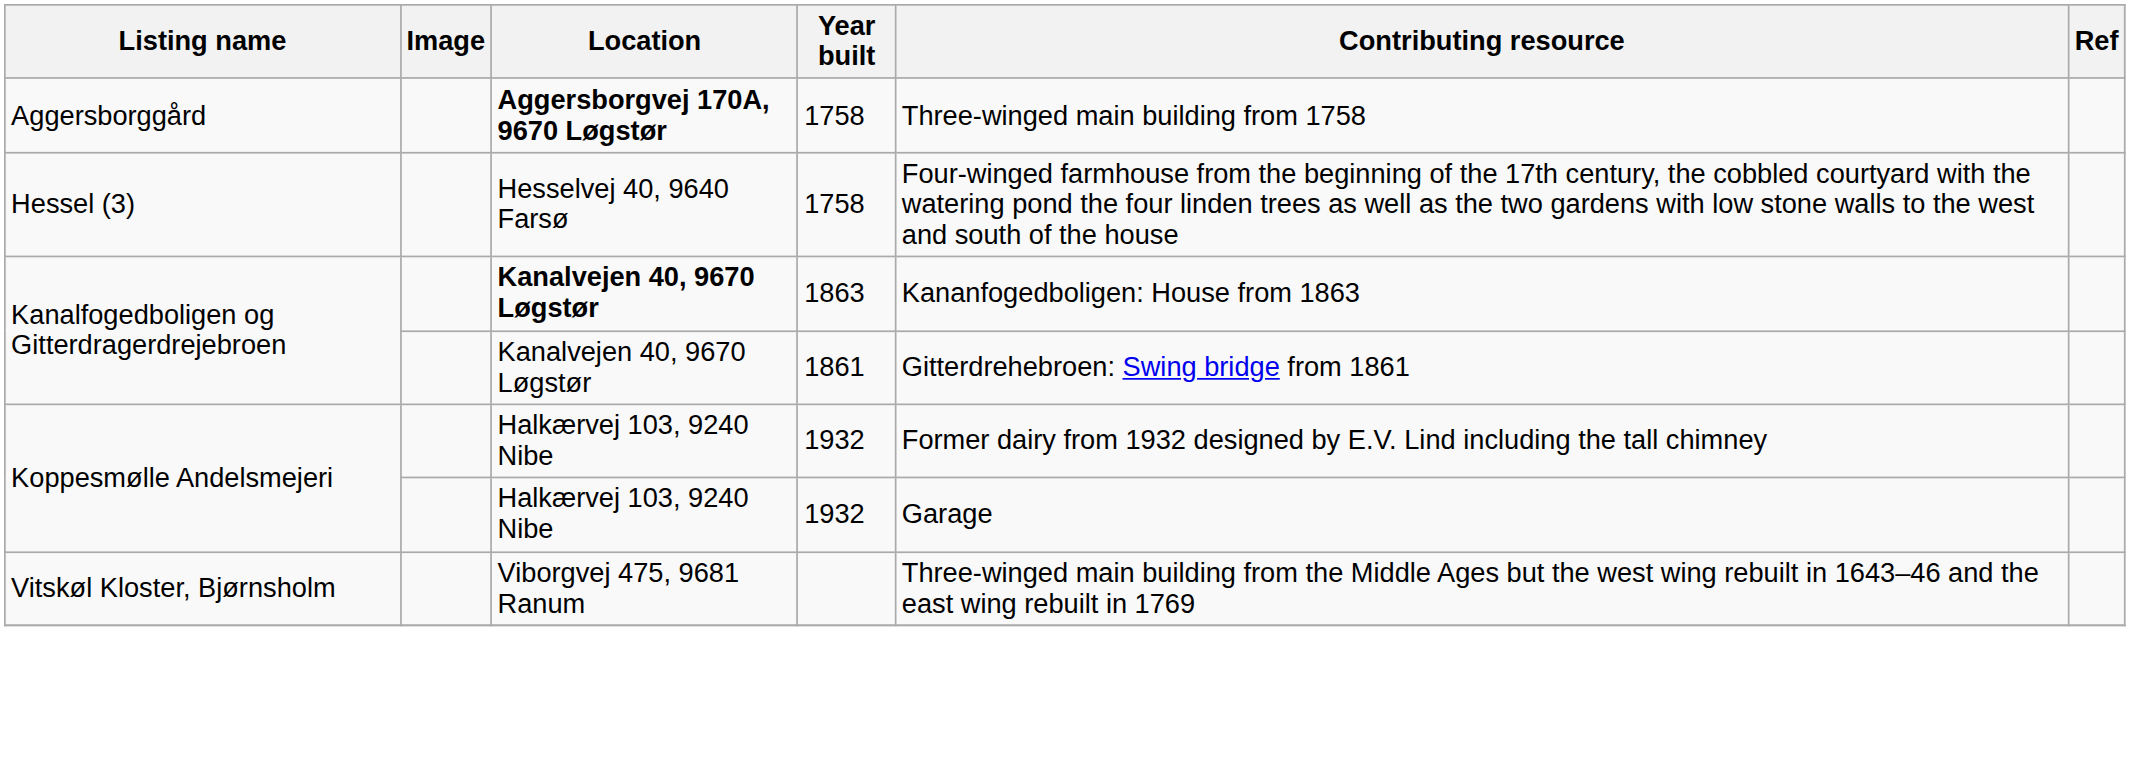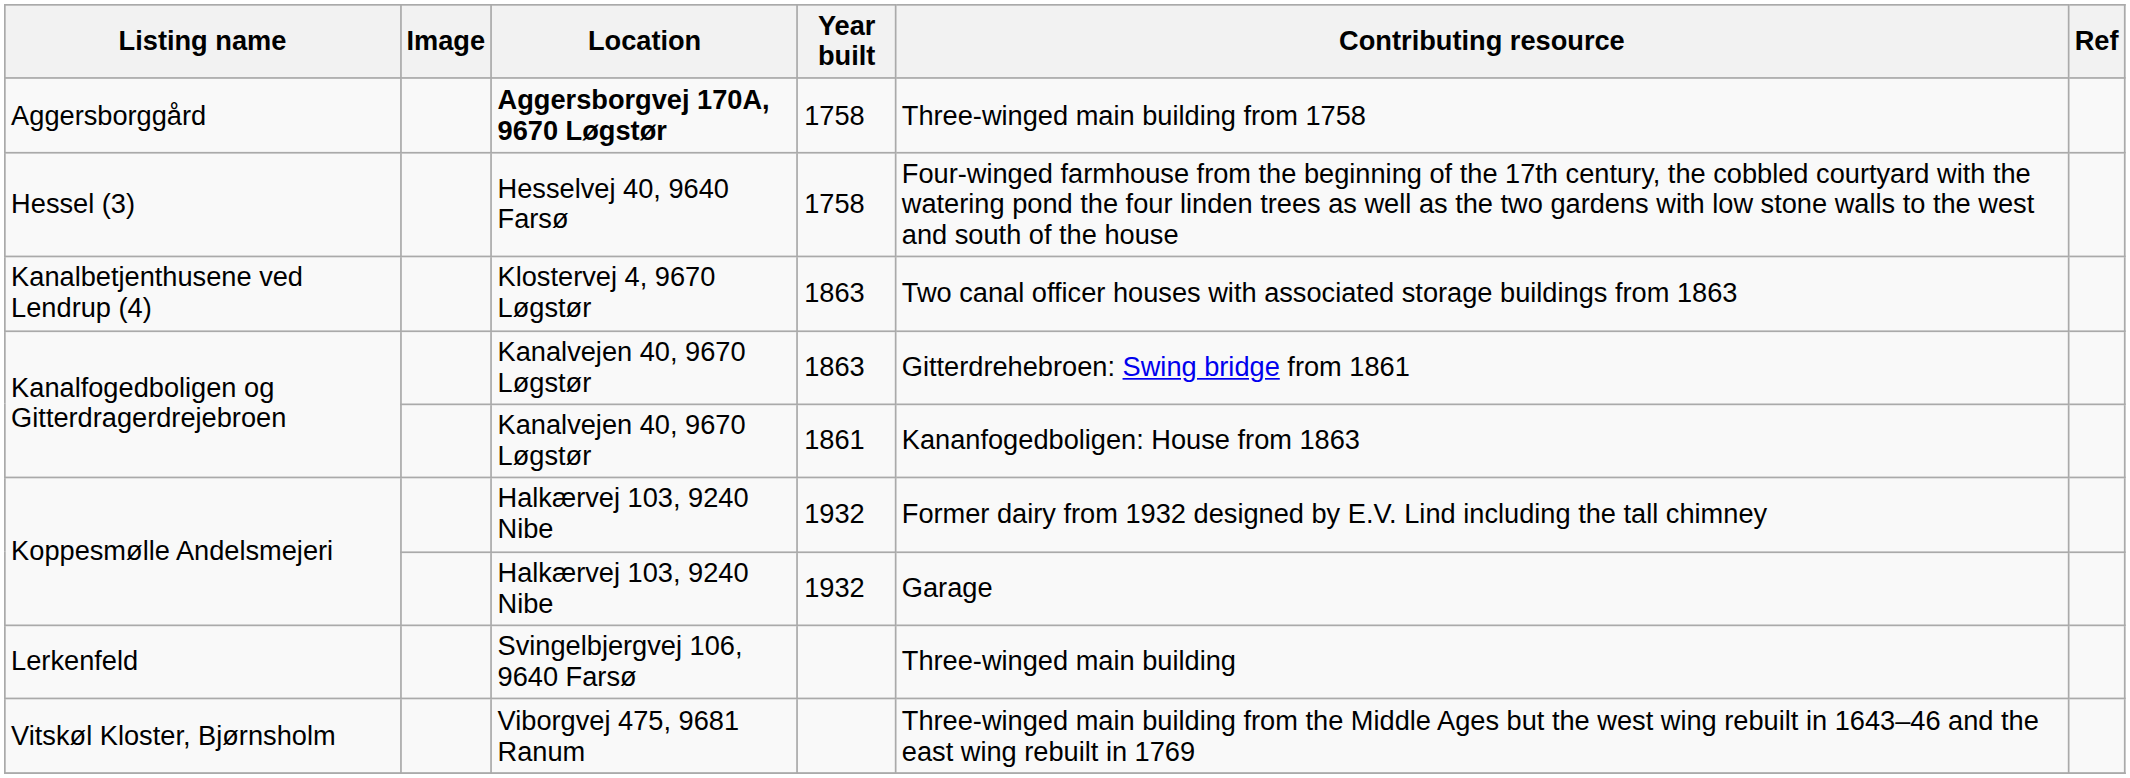+ row: (157, 293)
(626, 293) bold -> (622, 366) normal
(1131, 293) Kananfogedboligen: House from 1863 -> (1156, 366) Gitterdrehebroen: Swing bridge from 1861
(1156, 366) Gitterdrehebroen: Swing bridge from 1861 -> (1131, 440) Kananfogedboligen: House from 1863
+ row: (75, 661)
